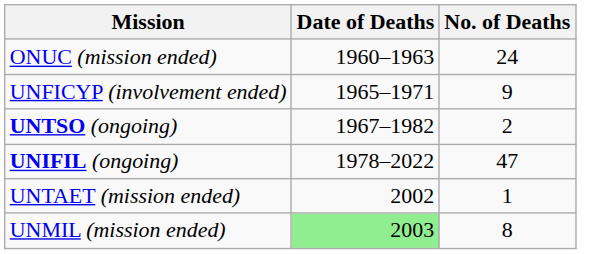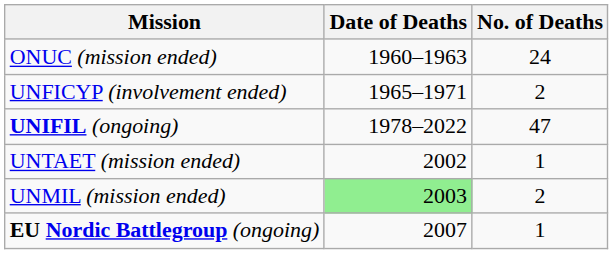(507, 91) 9 -> (540, 91) 2
- row: (93, 126)
(507, 230) 8 -> (540, 195) 2
+ row: (165, 230)
